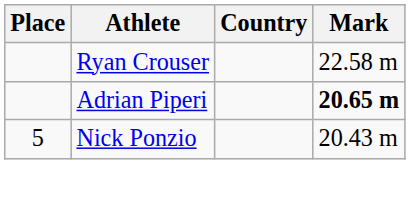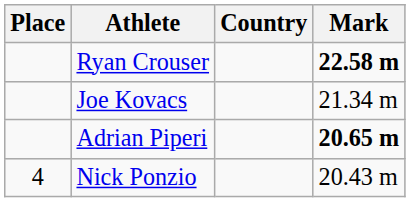(358, 61) normal -> (359, 61) bold
+ row: (132, 100)
(38, 138) 5 -> (38, 176) 4
